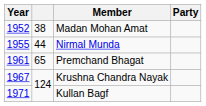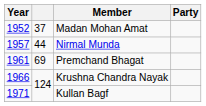(40, 28) 38 -> (40, 28) 37
(18, 45) 1955 -> (18, 45) 1957
(40, 61) 65 -> (40, 61) 69
(18, 77) 1967 -> (18, 77) 1966
